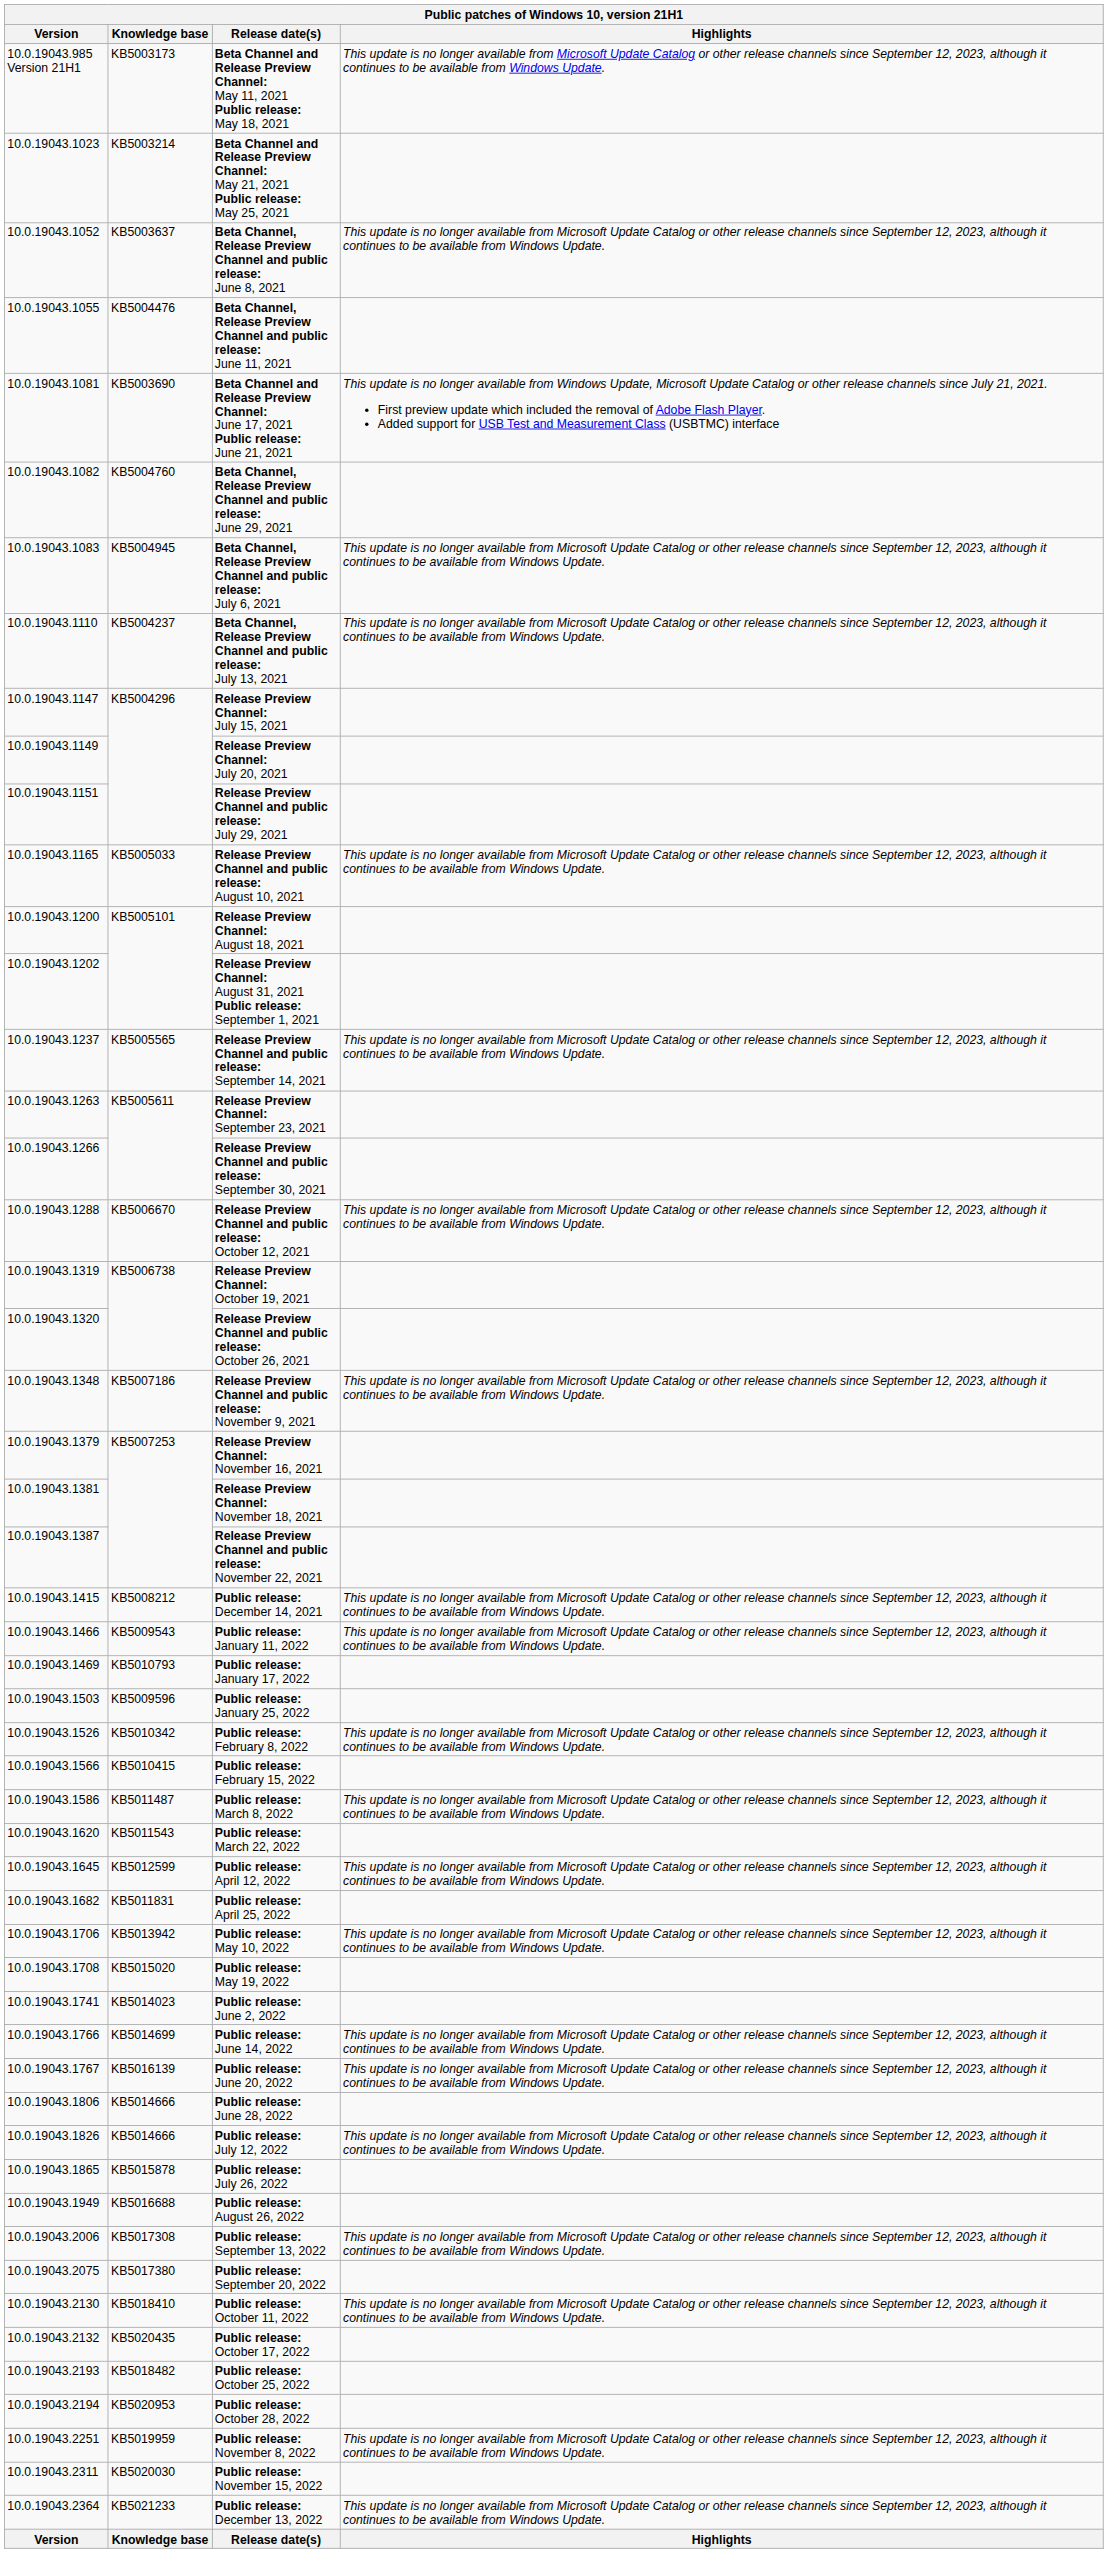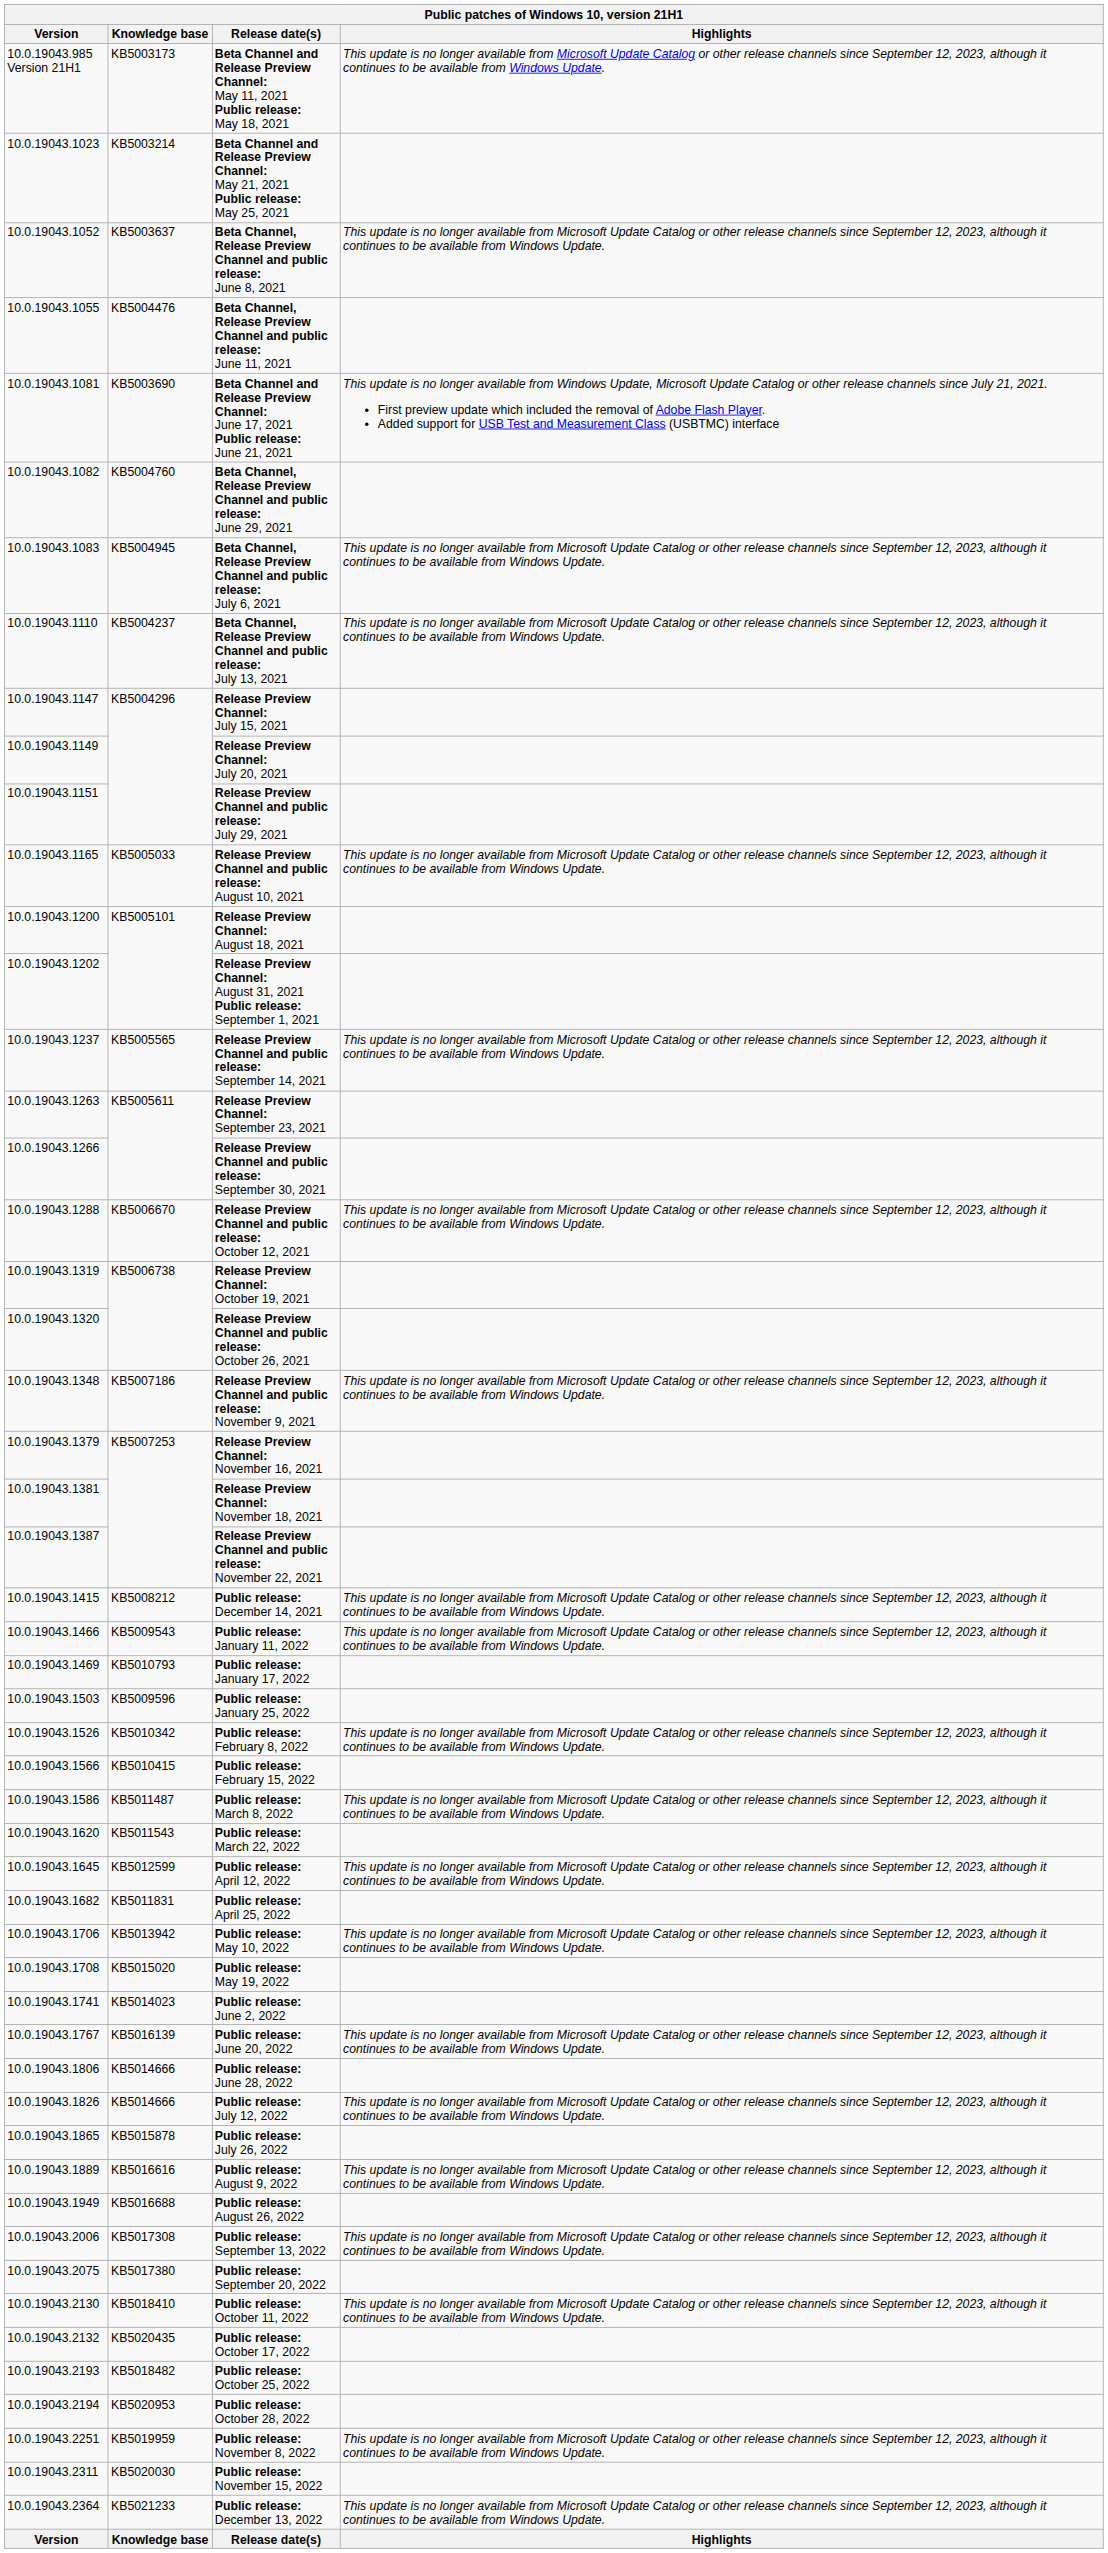- row: (258, 2042)
+ row: (258, 2176)
